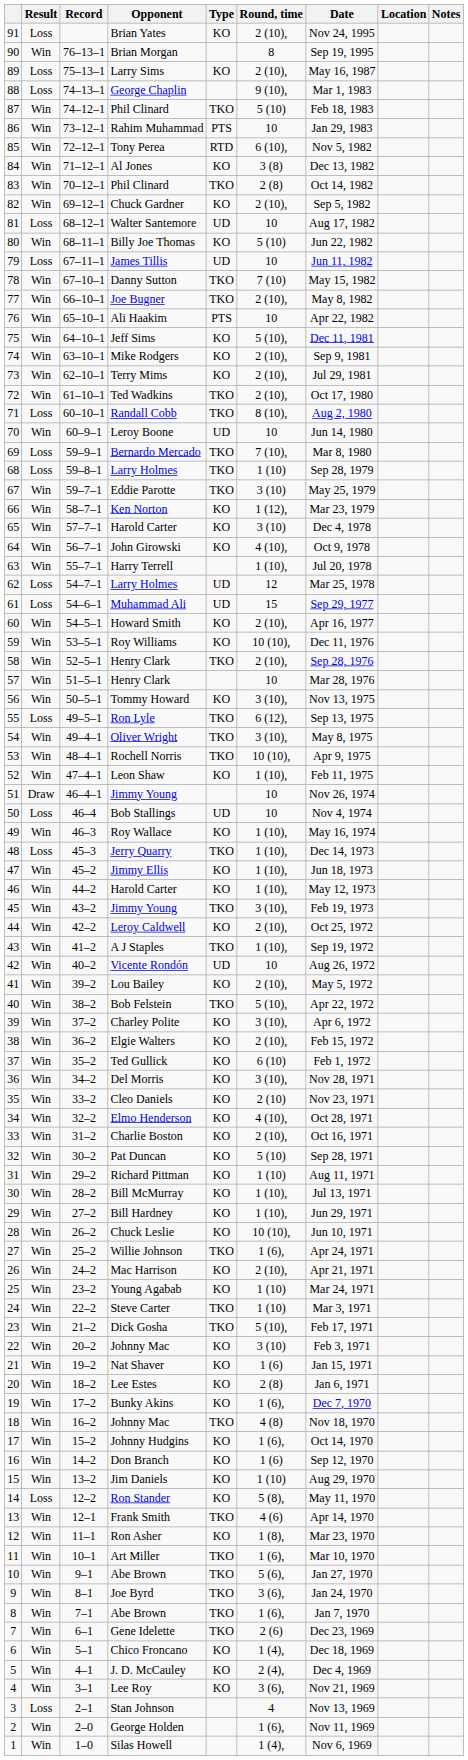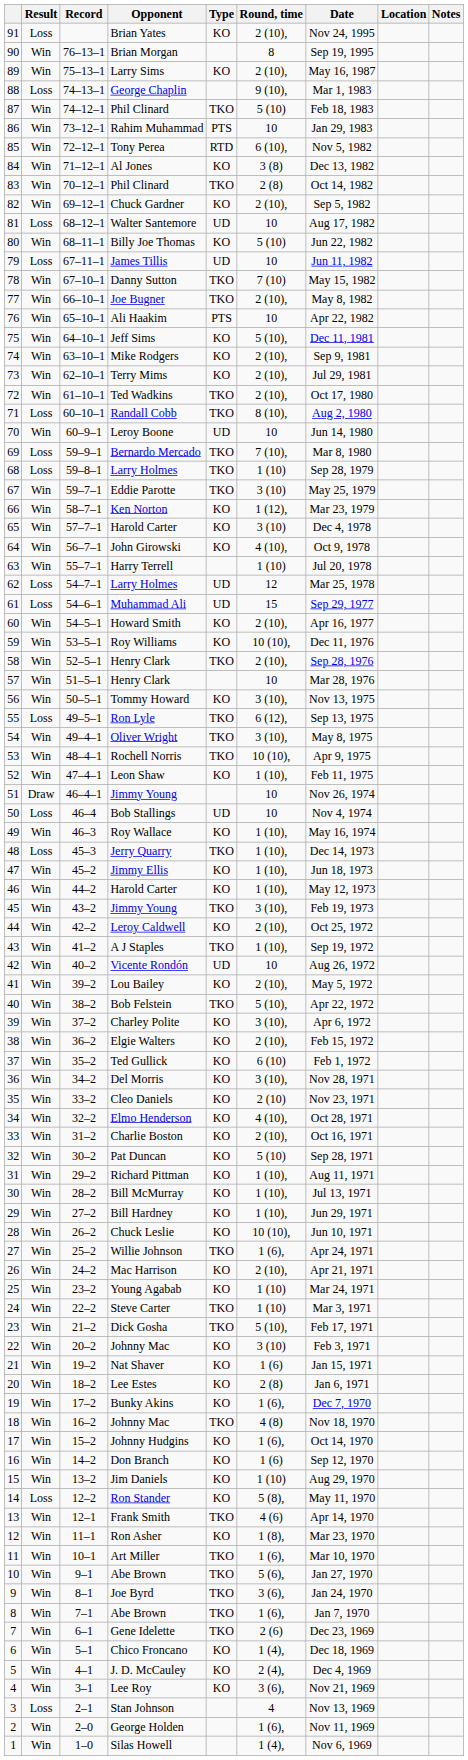(41, 71) Loss -> (41, 71) Win
(271, 565) 1 (10), -> (271, 565) 1 (10)
(271, 1174) 1 (10) -> (271, 1174) 1 (10),
